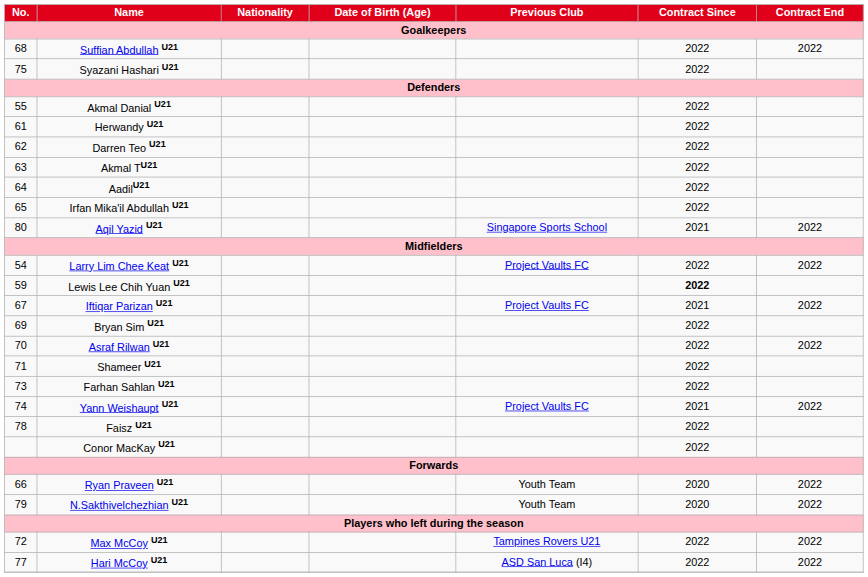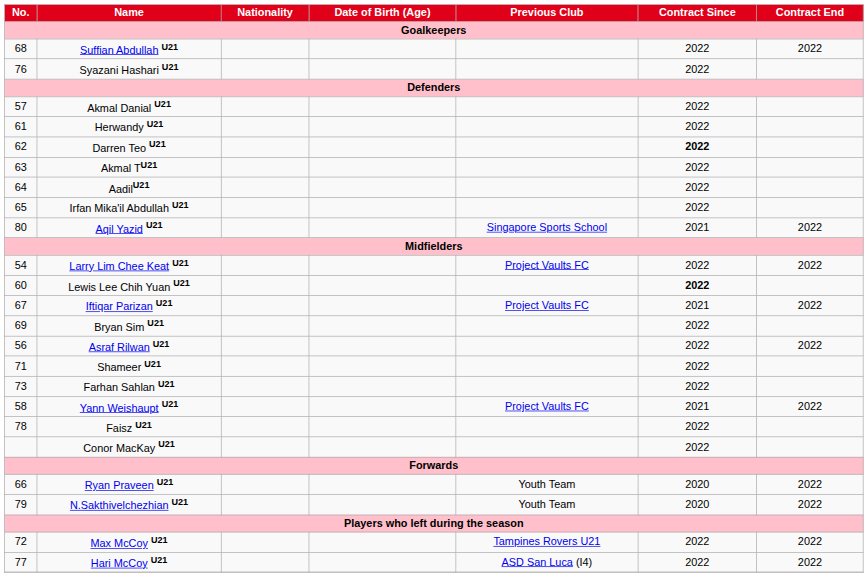(21, 69) 75 -> (21, 69) 76
(21, 106) 55 -> (21, 106) 57
(697, 147) normal -> (697, 147) bold
(21, 285) 59 -> (21, 285) 60
(21, 346) 70 -> (21, 346) 56
(21, 406) 74 -> (21, 406) 58
